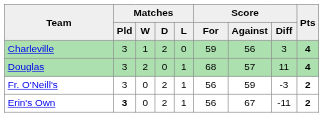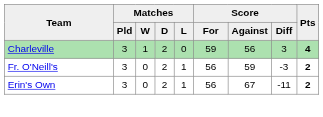- row: (26, 67)
(125, 103) bold -> (125, 85) normal
